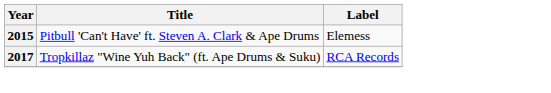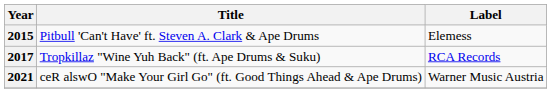+ row: (21, 77)
